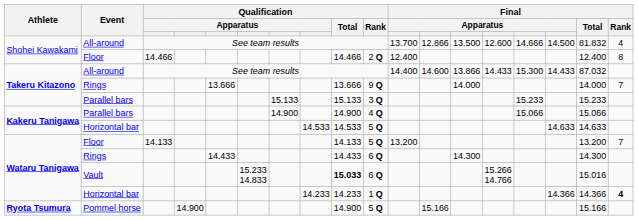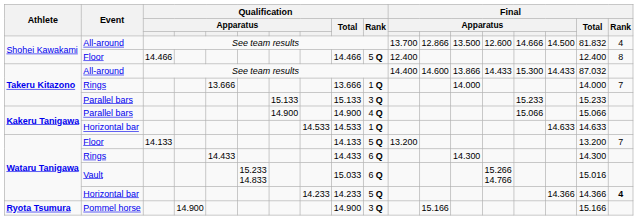(376, 57) 2 Q -> (376, 57) 5 Q
(376, 85) 9 Q -> (376, 85) 1 Q
(376, 128) 5 Q -> (376, 128) 1 Q
(348, 175) bold -> (348, 175) normal
(376, 194) 1 Q -> (376, 194) 5 Q
(376, 208) 5 Q -> (376, 208) 3 Q
